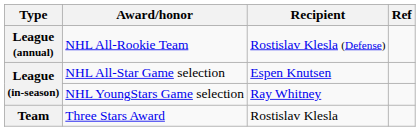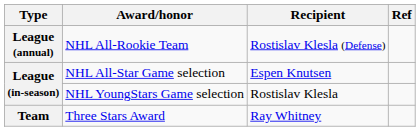(286, 94) Ray Whitney -> (294, 94) Rostislav Klesla
(294, 115) Rostislav Klesla -> (286, 115) Ray Whitney
